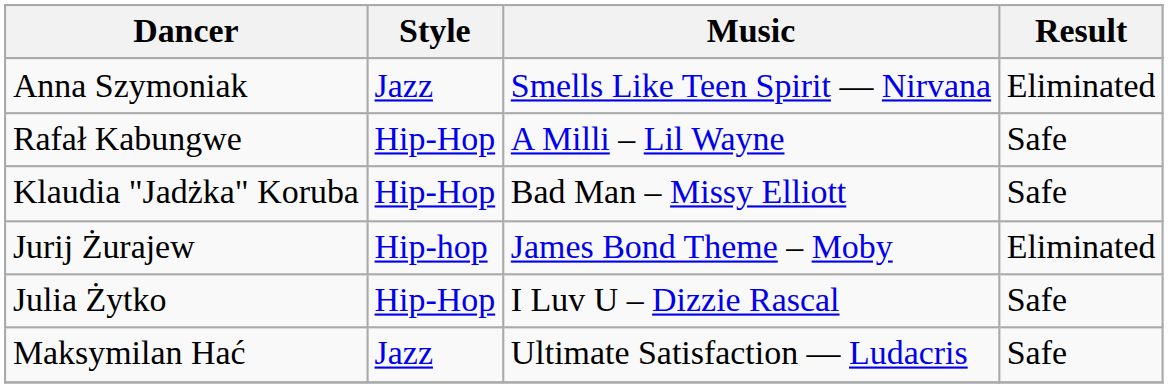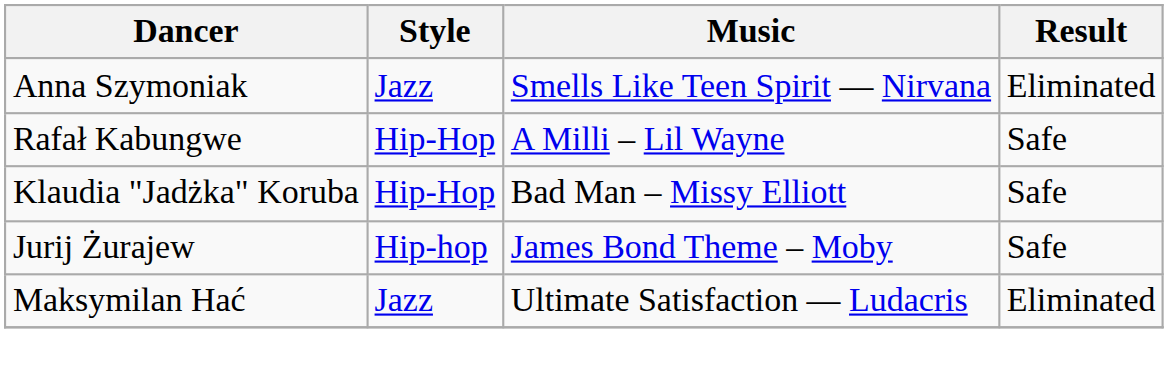(1081, 246) Eliminated -> (1037, 246) Safe
- row: (90, 300)
(1037, 354) Safe -> (1081, 300) Eliminated
